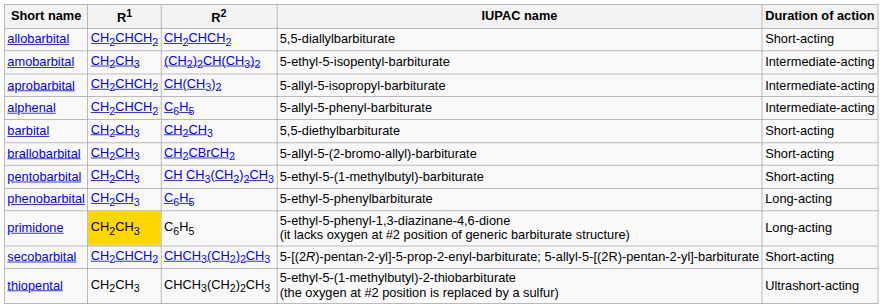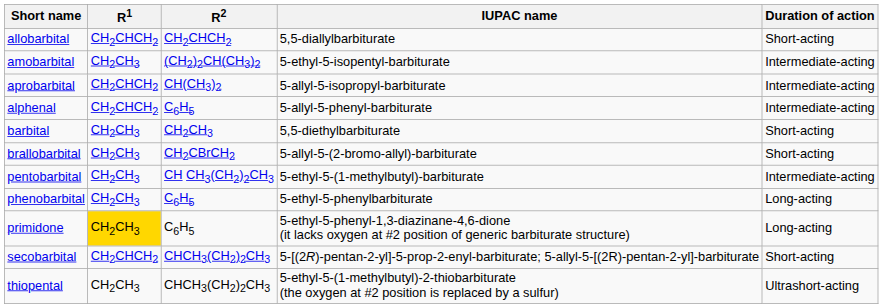(800, 176) Short-acting -> (820, 176) Intermediate-acting
